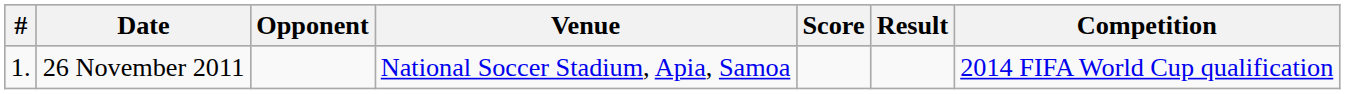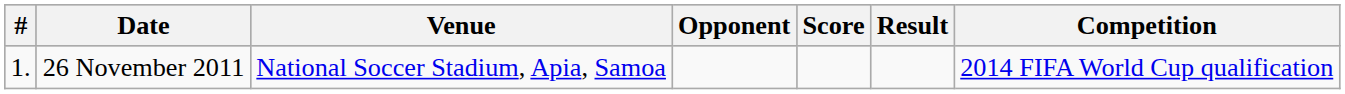columns swapped: (586, 25) <-> (312, 25)
